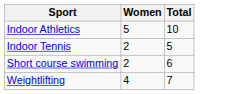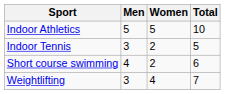+ column: (134, 13)
